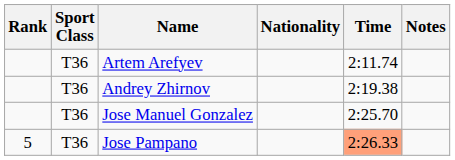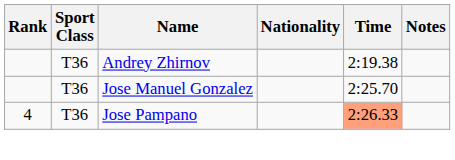- row: (152, 62)
(28, 141) 5 -> (28, 115) 4
